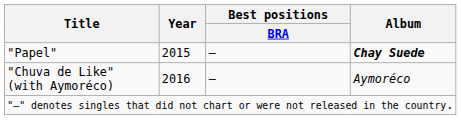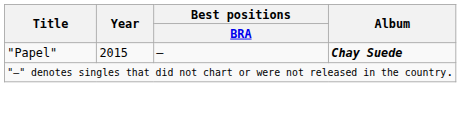- row: (61, 79)
